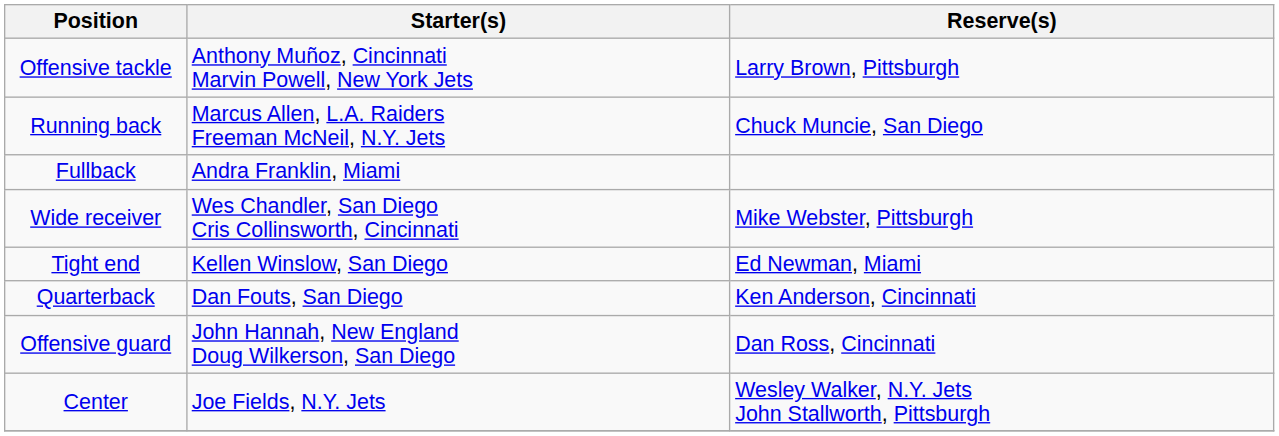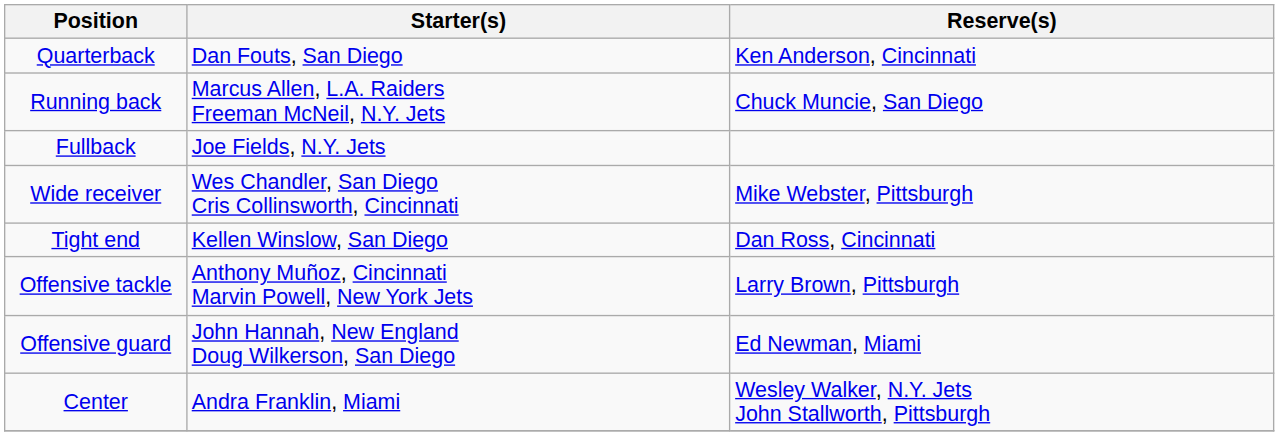rows swapped: (96, 297) <-> (96, 67)
(296, 171) Andra Franklin, Miami -> (289, 147) Joe Fields, N.Y. Jets
(828, 263) Ed Newman, Miami -> (835, 239) Dan Ross, Cincinnati
(835, 343) Dan Ross, Cincinnati -> (828, 343) Ed Newman, Miami
(289, 402) Joe Fields, N.Y. Jets -> (296, 402) Andra Franklin, Miami
